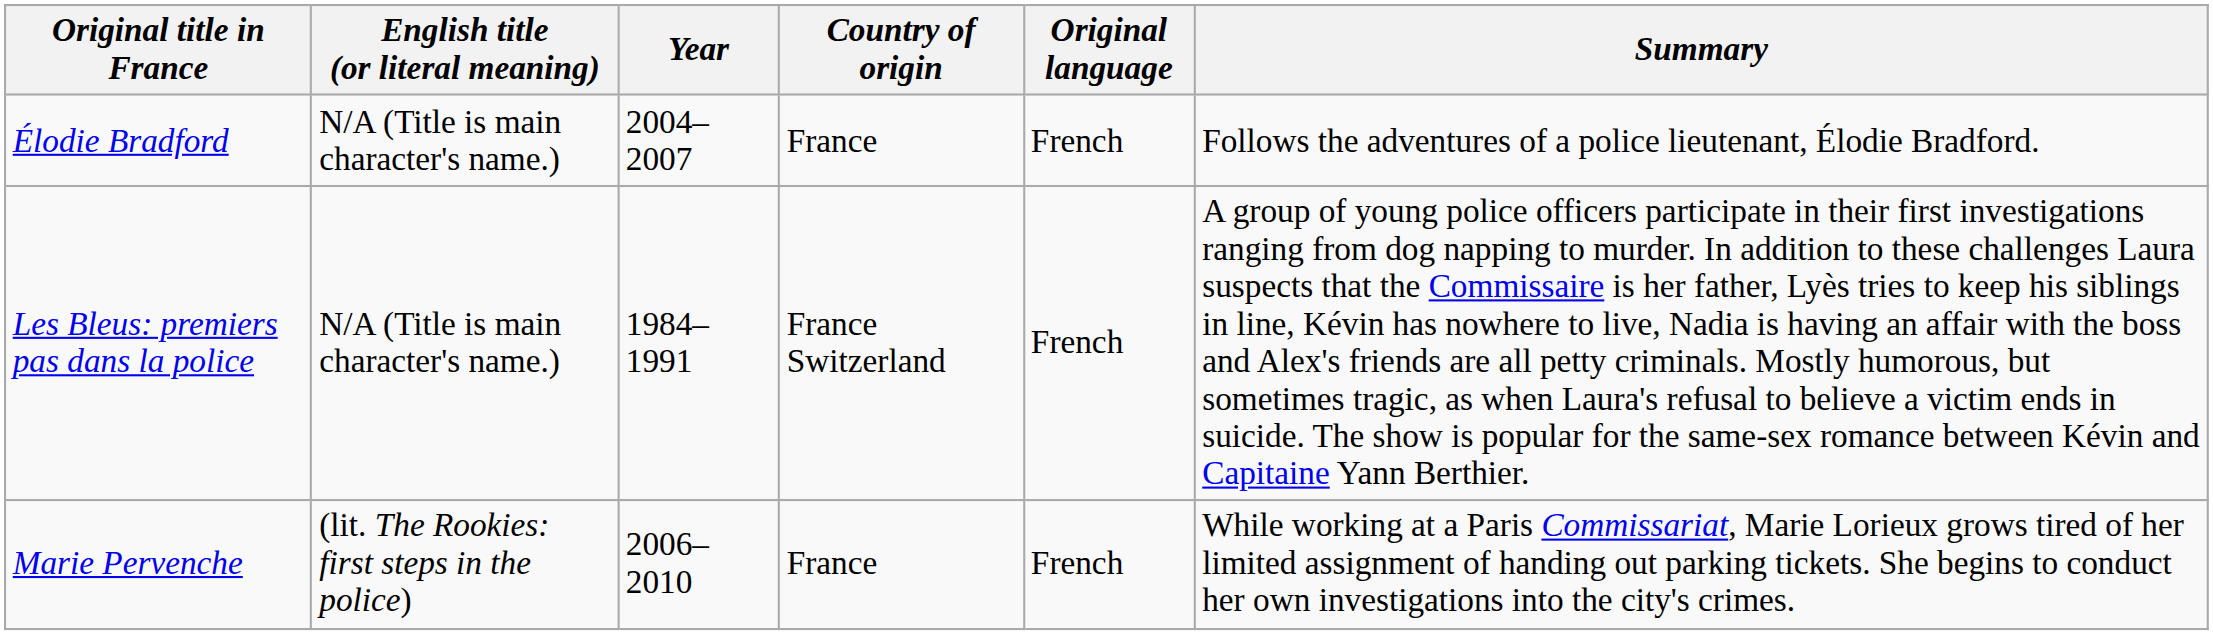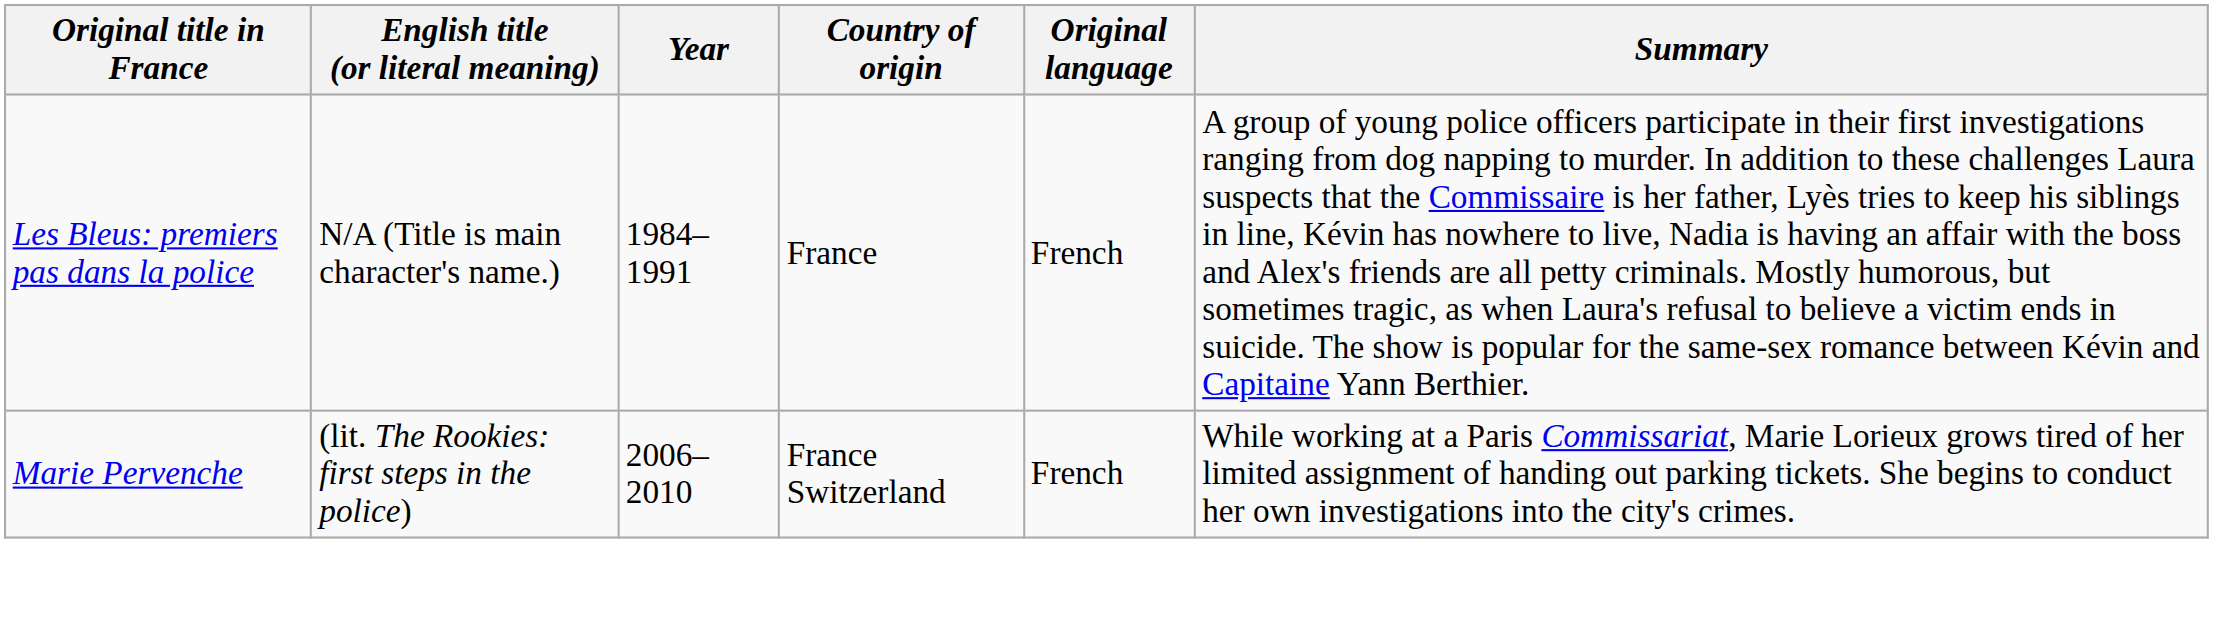- row: (121, 139)
(866, 342) France Switzerland -> (832, 252) France
(832, 563) France -> (866, 473) France Switzerland
